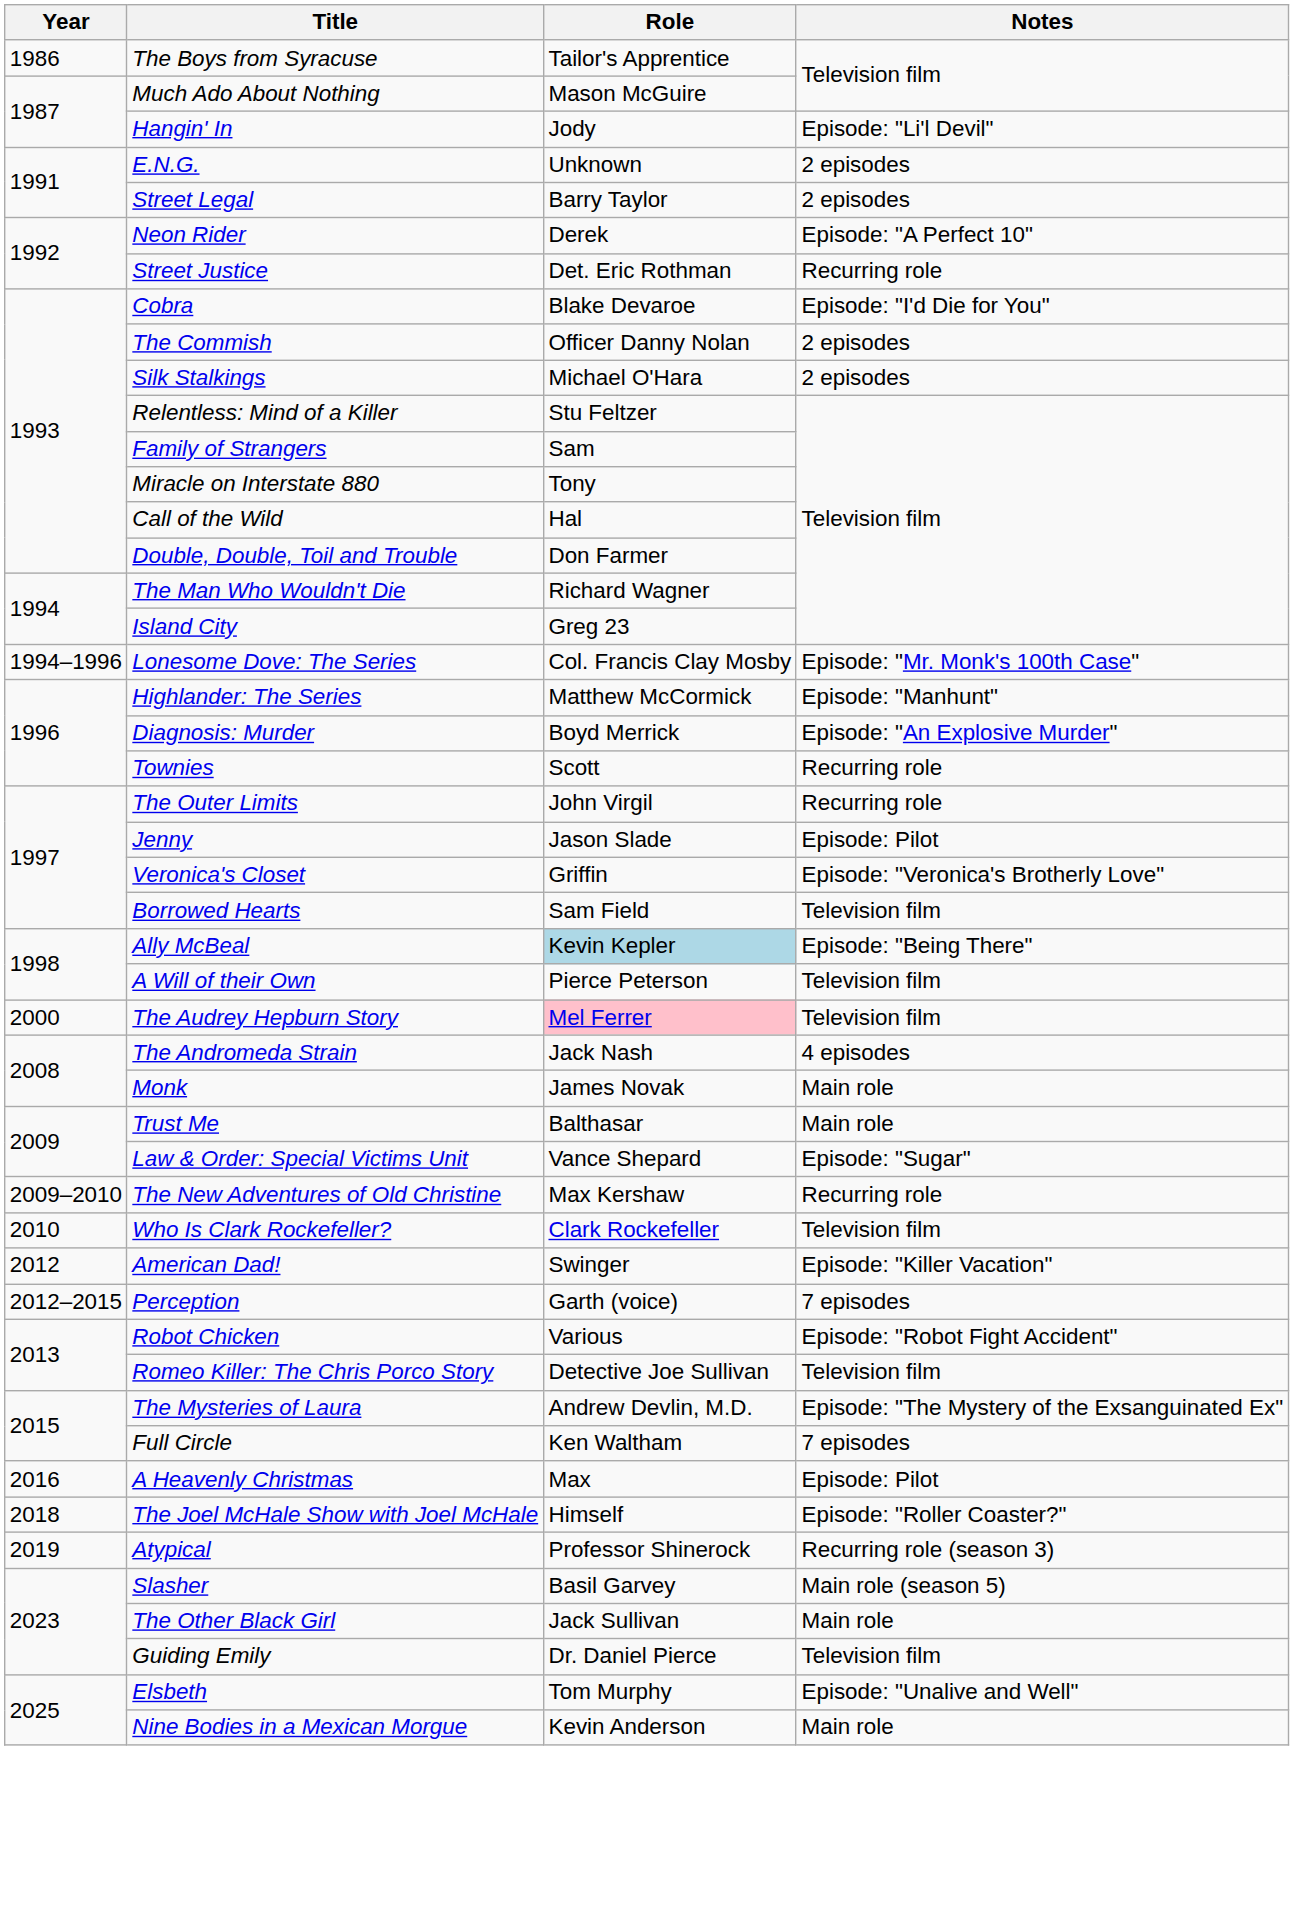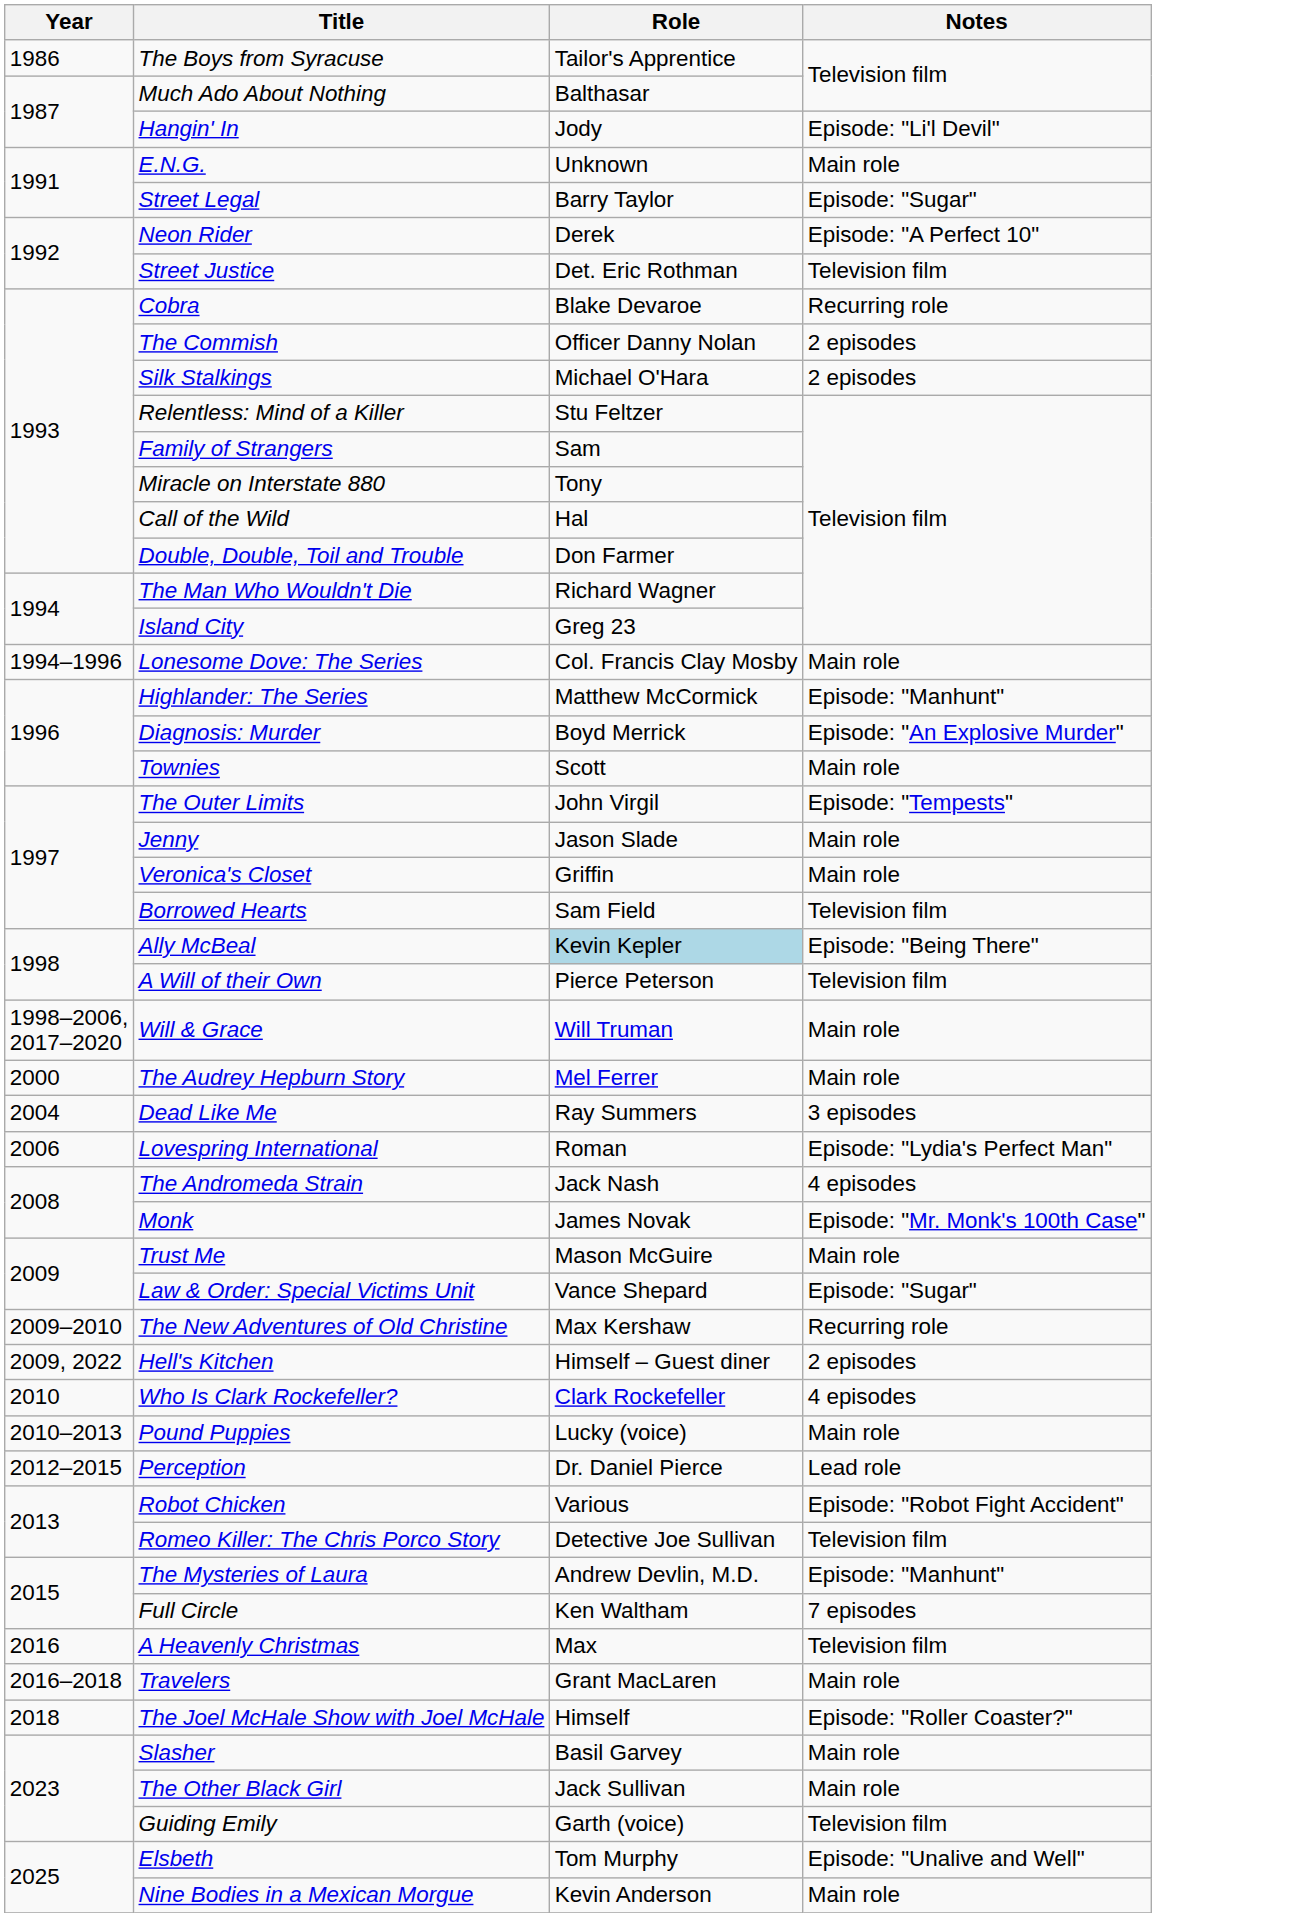(628, 93) Mason McGuire -> (602, 93) Balthasar
(856, 164) 2 episodes -> (854, 164) Main role
(856, 199) 2 episodes -> (892, 199) Episode: "Sugar"
(872, 270) Recurring role -> (877, 270) Television film
(926, 306) Episode: "I'd Die for You" -> (878, 306) Recurring role
(970, 661) Episode: "Mr. Monk's 100th Case" -> (854, 661) Main role
(872, 768) Recurring role -> (854, 768) Main role
(872, 803) Recurring role -> (910, 803) Episode: "Tempests"
(870, 839) Episode: Pilot -> (854, 839) Main role
(983, 874) Episode: "Veronica's Brotherly Love" -> (854, 874) Main role
+ row: (201, 1029)
(600, 1016) pink background -> (606, 1077) no background
(871, 1016) Television film -> (854, 1077) Main role
+ row: (208, 1113)
+ row: (258, 1148)
(848, 1088) Main role -> (977, 1219) Episode: "Mr. Monk's 100th Case"
(596, 1123) Balthasar -> (634, 1255) Mason McGuire
+ row: (206, 1361)
(871, 1230) Television film -> (862, 1397) 4 episodes
+ row: (215, 1432)
- row: (206, 1265)
(613, 1301) Garth (voice) -> (639, 1468) Dr. Daniel Pierce
(856, 1301) 7 episodes -> (854, 1468) Lead role
(1042, 1407) Episode: "The Mystery of the Exsanguinated Ex" -> (906, 1575) Episode: "Manhunt"
(870, 1478) Episode: Pilot -> (877, 1646) Television film
+ row: (184, 1681)
- row: (172, 1549)
(904, 1585) Main role (season 5) -> (854, 1752) Main role
(633, 1656) Dr. Daniel Pierce -> (619, 1823) Garth (voice)
